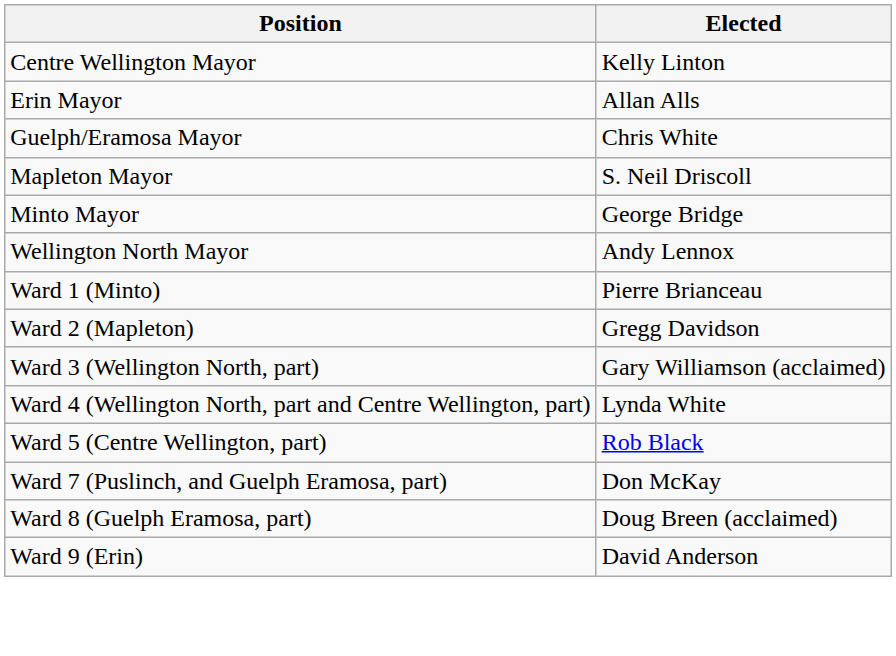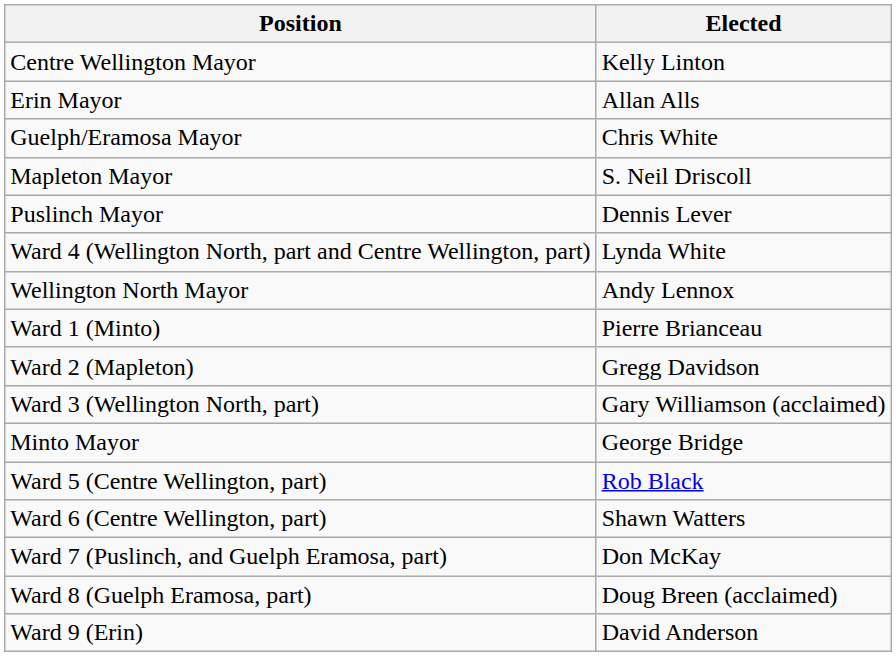+ row: (87, 213)
rows swapped: (75, 213) <-> (300, 404)
+ row: (168, 518)
